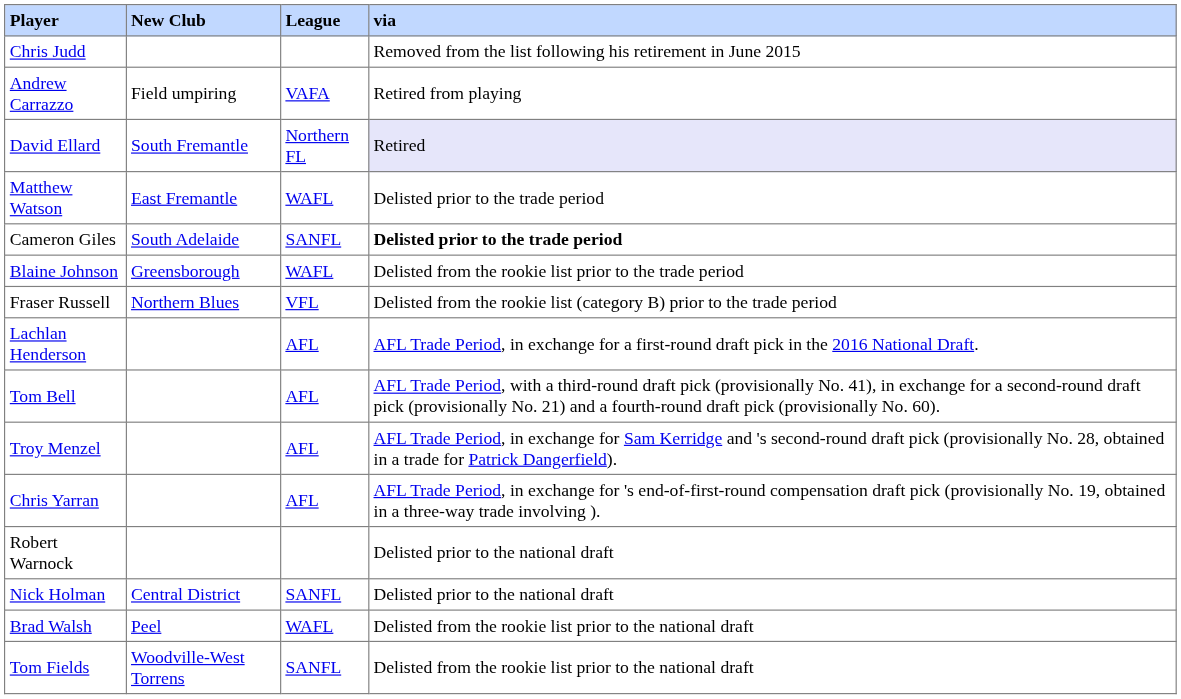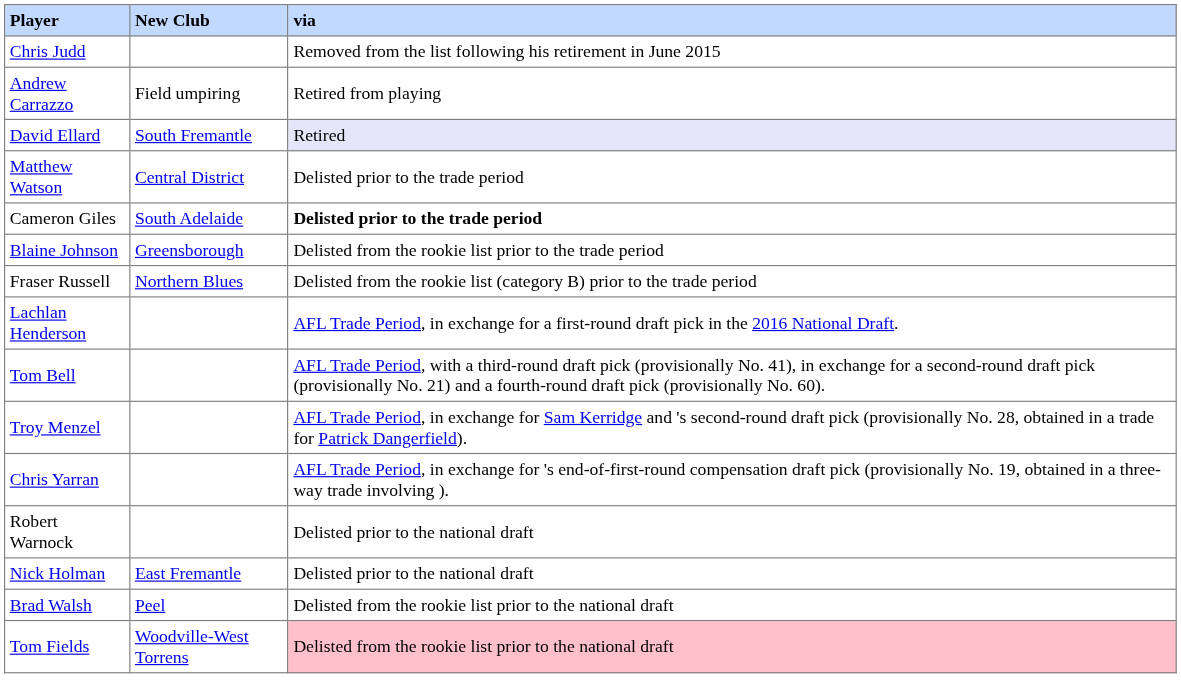- column: (313, 20)
(184, 197) East Fremantle -> (190, 176) Central District
(186, 594) Central District -> (188, 573) East Fremantle
(564, 667) no background -> (483, 646) pink background
